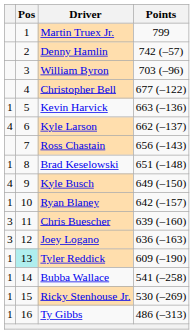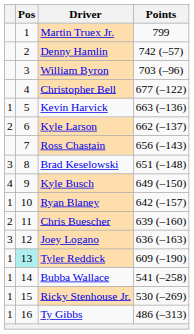(10, 126) 4 -> (10, 126) 2
(10, 164) 1 -> (10, 164) 3
(10, 220) 3 -> (10, 220) 2
